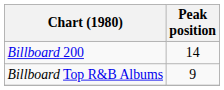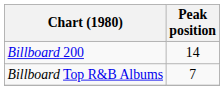(193, 74) 9 -> (193, 74) 7
